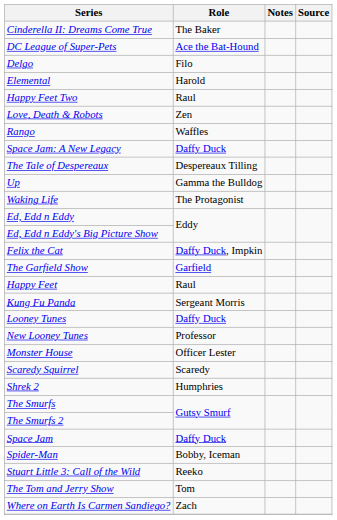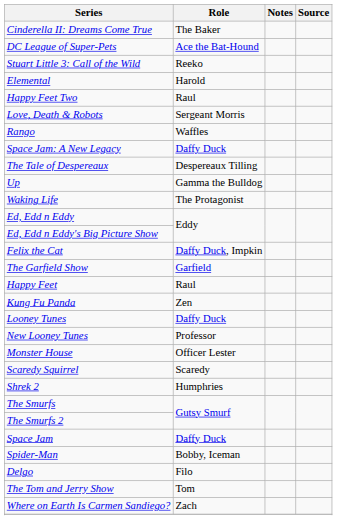rows swapped: (20, 64) <-> (74, 472)
(184, 115) Zen -> (210, 115) Sergeant Morris
(210, 302) Sergeant Morris -> (184, 302) Zen
